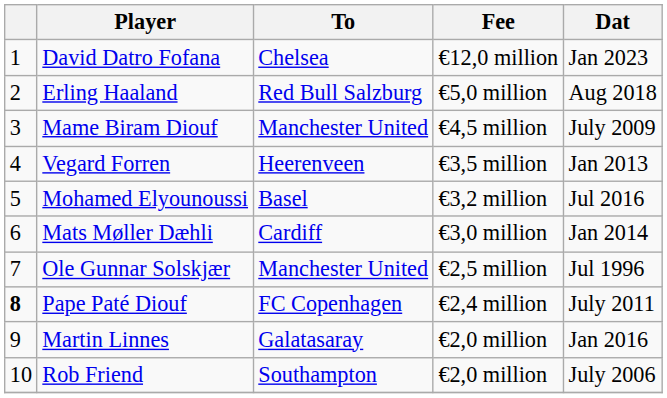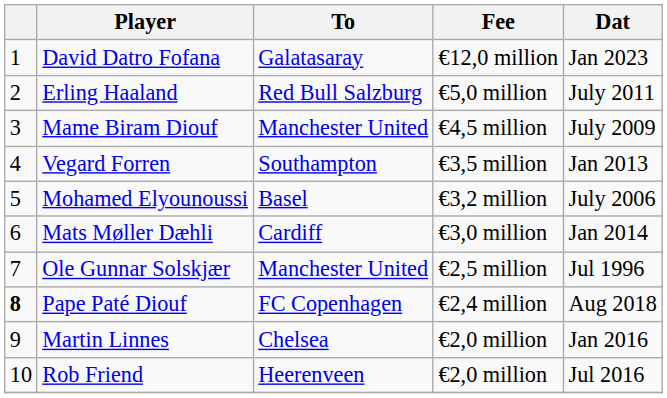(293, 57) Chelsea -> (311, 57) Galatasaray
(613, 92) Aug 2018 -> (612, 92) July 2011
(311, 163) Heerenveen -> (318, 163) Southampton
(606, 198) Jul 2016 -> (612, 198) July 2006
(612, 304) July 2011 -> (613, 304) Aug 2018
(311, 339) Galatasaray -> (293, 339) Chelsea
(318, 374) Southampton -> (311, 374) Heerenveen
(612, 374) July 2006 -> (606, 374) Jul 2016
